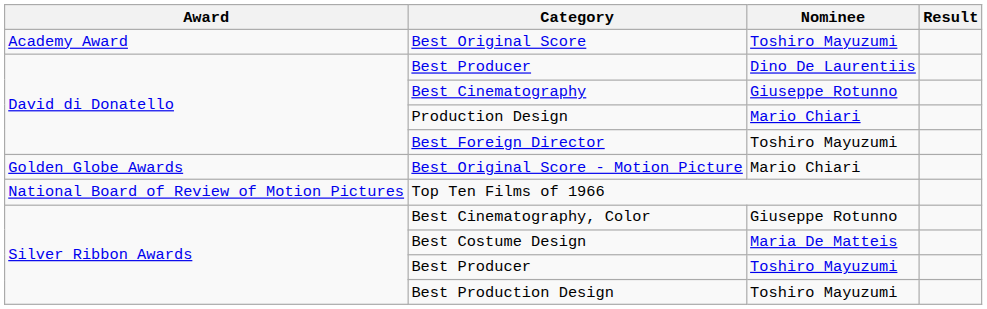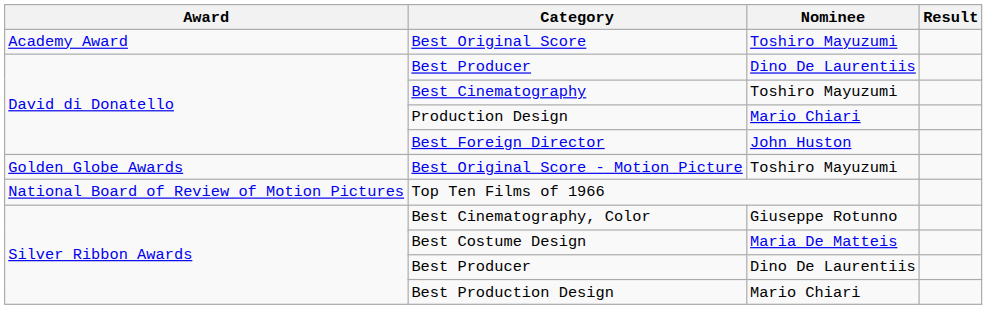(824, 92) Giuseppe Rotunno -> (824, 92) Toshiro Mayuzumi
(824, 142) Toshiro Mayuzumi -> (801, 142) John Huston
(805, 167) Mario Chiari -> (824, 167) Toshiro Mayuzumi
(824, 267) Toshiro Mayuzumi -> (833, 267) Dino De Laurentiis
(824, 292) Toshiro Mayuzumi -> (805, 292) Mario Chiari
